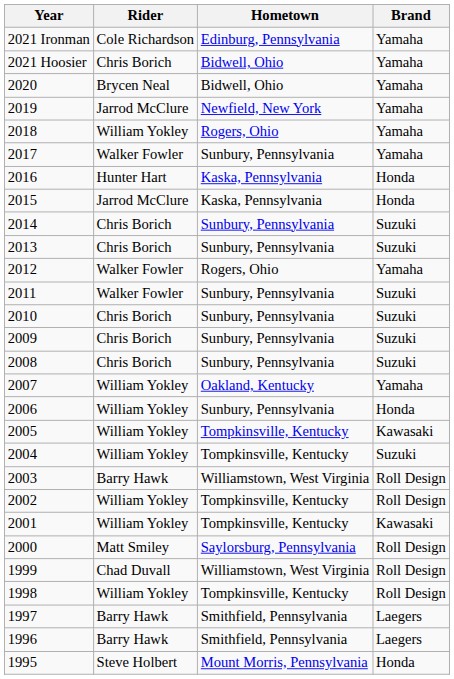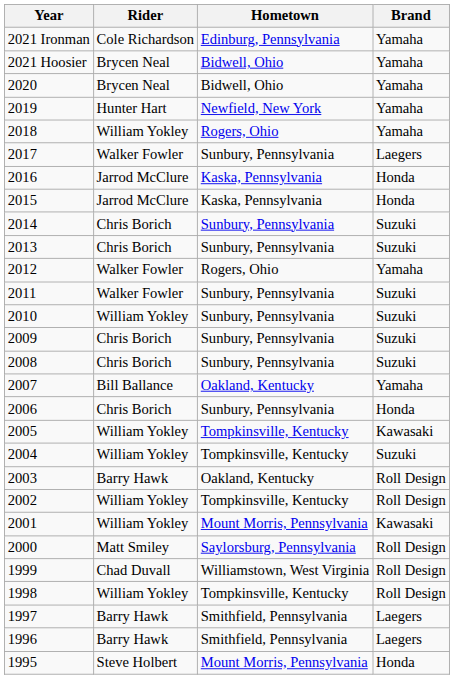(134, 62) Chris Borich -> (133, 62) Brycen Neal
(142, 108) Jarrod McClure -> (132, 108) Hunter Hart
(399, 154) Yamaha -> (399, 154) Laegers
(132, 177) Hunter Hart -> (142, 177) Jarrod McClure
(134, 316) Chris Borich -> (142, 316) William Yokley
(142, 385) William Yokley -> (135, 385) Bill Ballance
(142, 408) William Yokley -> (134, 408) Chris Borich
(285, 477) Williamstown, West Virginia -> (257, 477) Oakland, Kentucky
(275, 524) Tompkinsville, Kentucky -> (284, 524) Mount Morris, Pennsylvania
